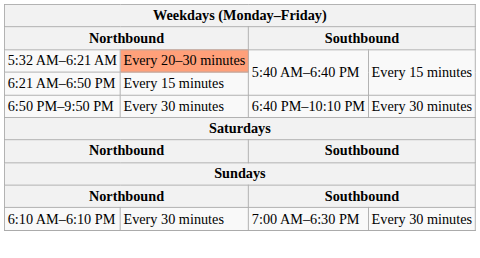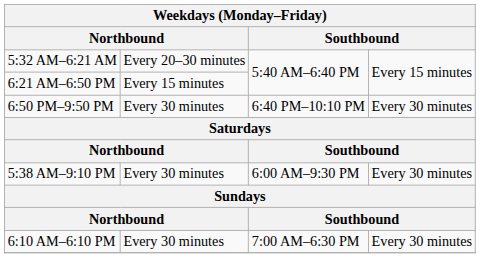(184, 60) lightsalmon background -> (184, 60) no background
+ row: (62, 173)
